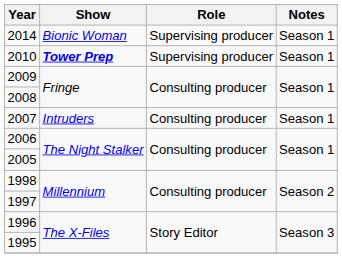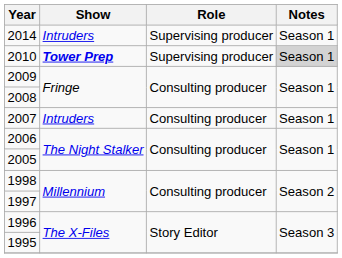(85, 36) Bionic Woman -> (68, 36) Intruders
(307, 56) no background -> (307, 56) lightgrey background
